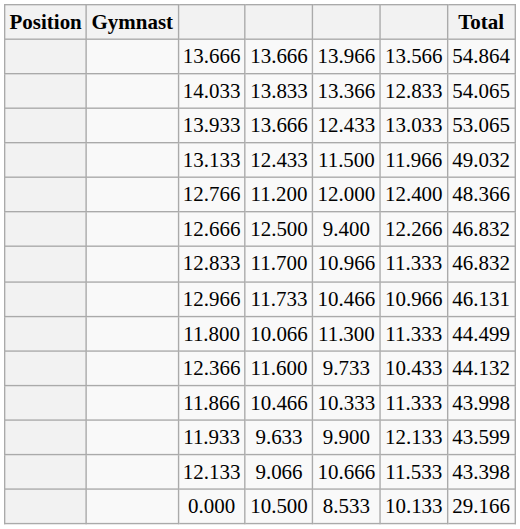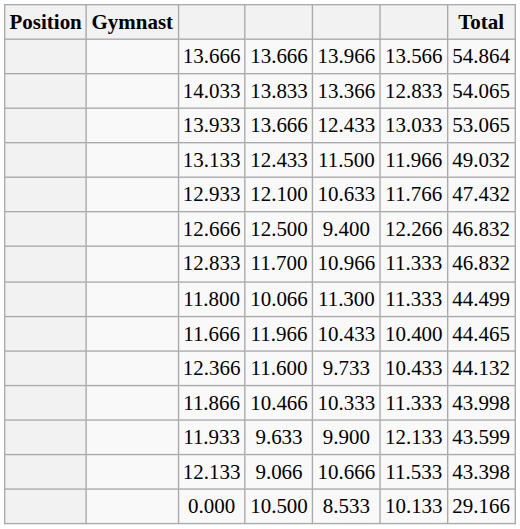- row: (212, 194)
+ row: (212, 194)
- row: (212, 298)
+ row: (212, 333)
